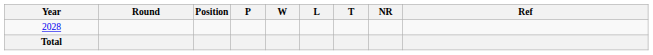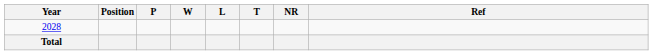- column: (146, 12)
